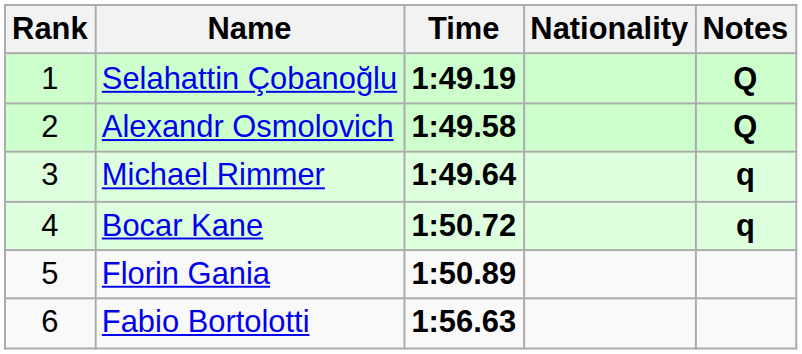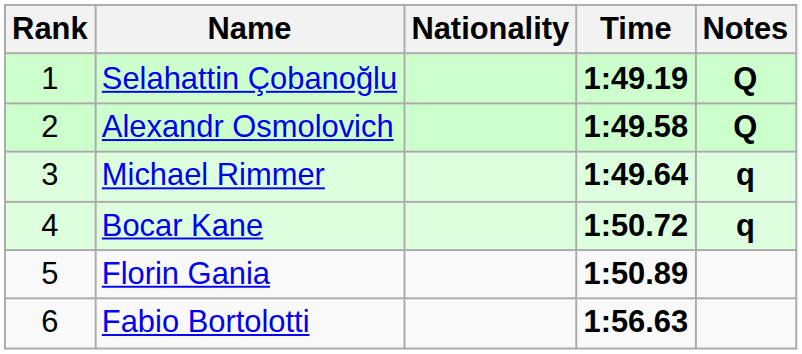columns swapped: (609, 28) <-> (464, 28)
